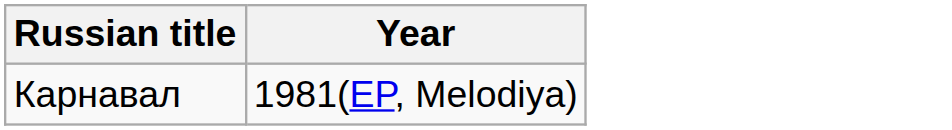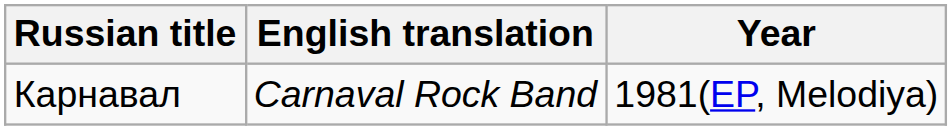+ column: (425, 34)
